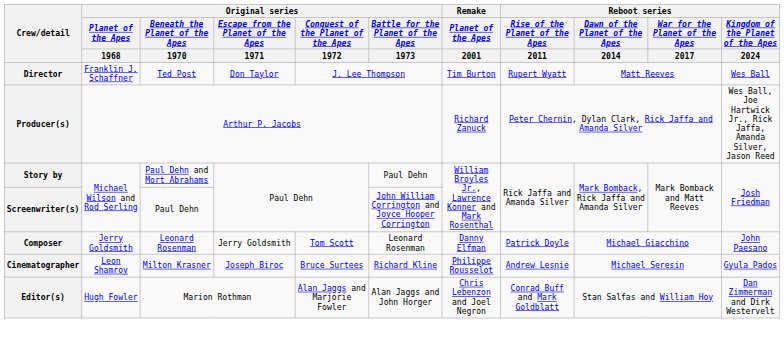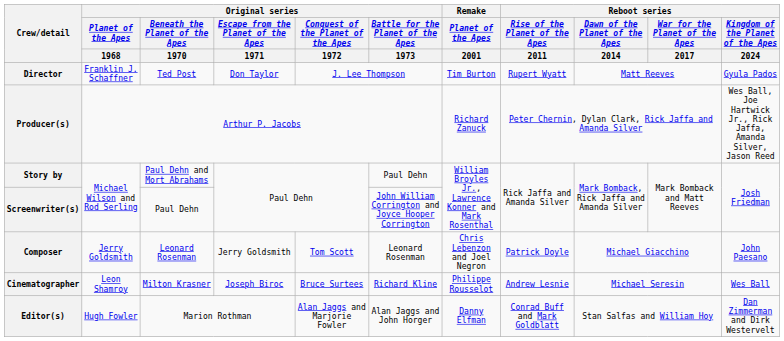(750, 74) Wes Ball -> (750, 74) Gyula Pados
(471, 243) Danny Elfman -> (471, 252) Chris Lebenzon and Joel Negron
(750, 266) Gyula Pados -> (750, 284) Wes Ball
(471, 297) Chris Lebenzon and Joel Negron -> (471, 316) Danny Elfman
